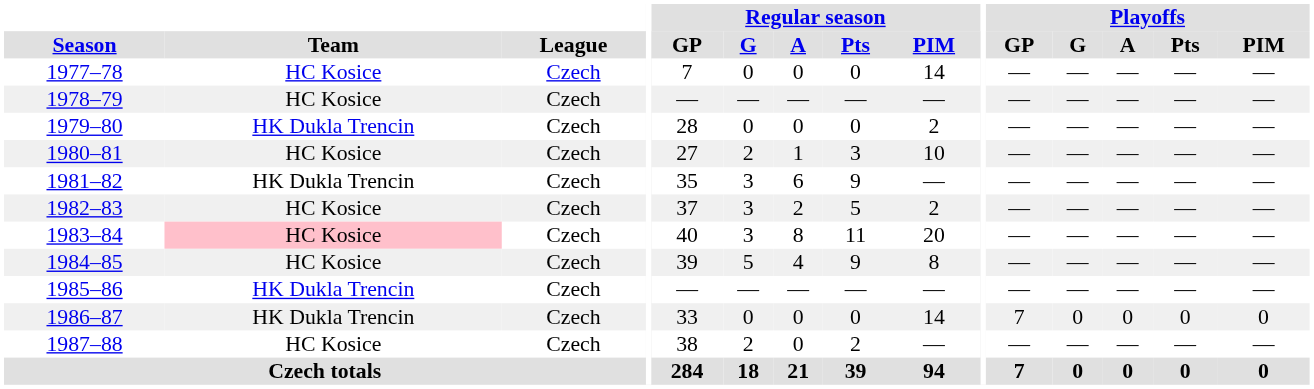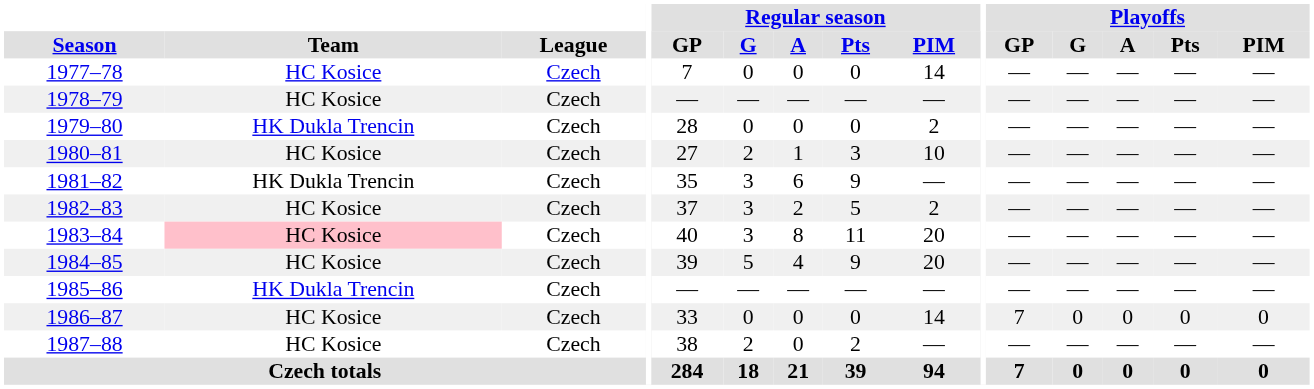(934, 262) 8 -> (934, 262) 20
(333, 316) HK Dukla Trencin -> (333, 316) HC Kosice
